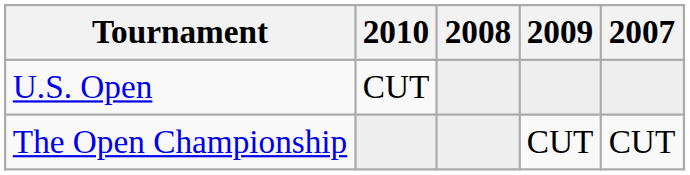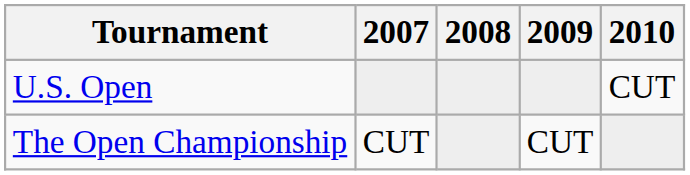columns swapped: (642, 32) <-> (396, 32)
